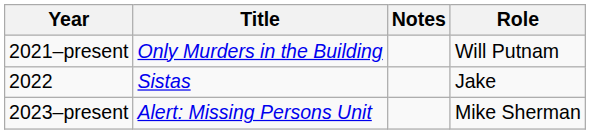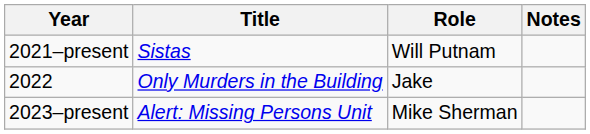columns swapped: (518, 19) <-> (419, 19)
(260, 50) Only Murders in the Building -> (164, 50) Sistas
(164, 81) Sistas -> (260, 81) Only Murders in the Building
